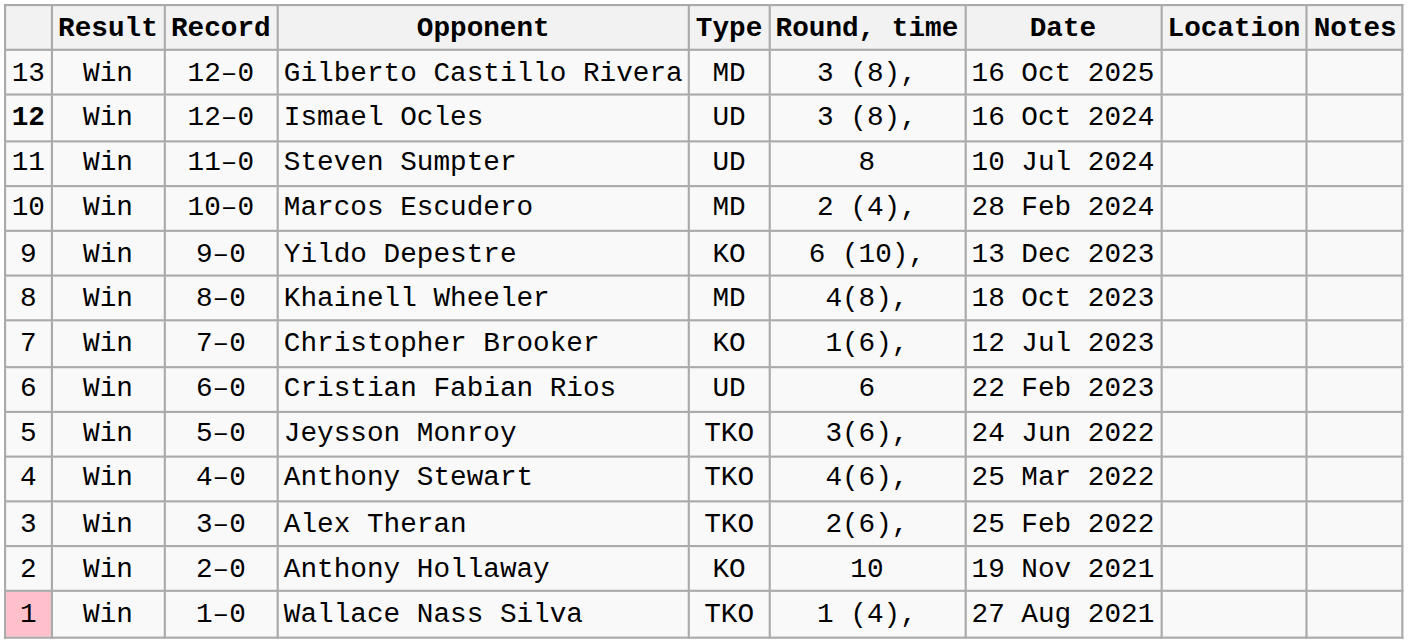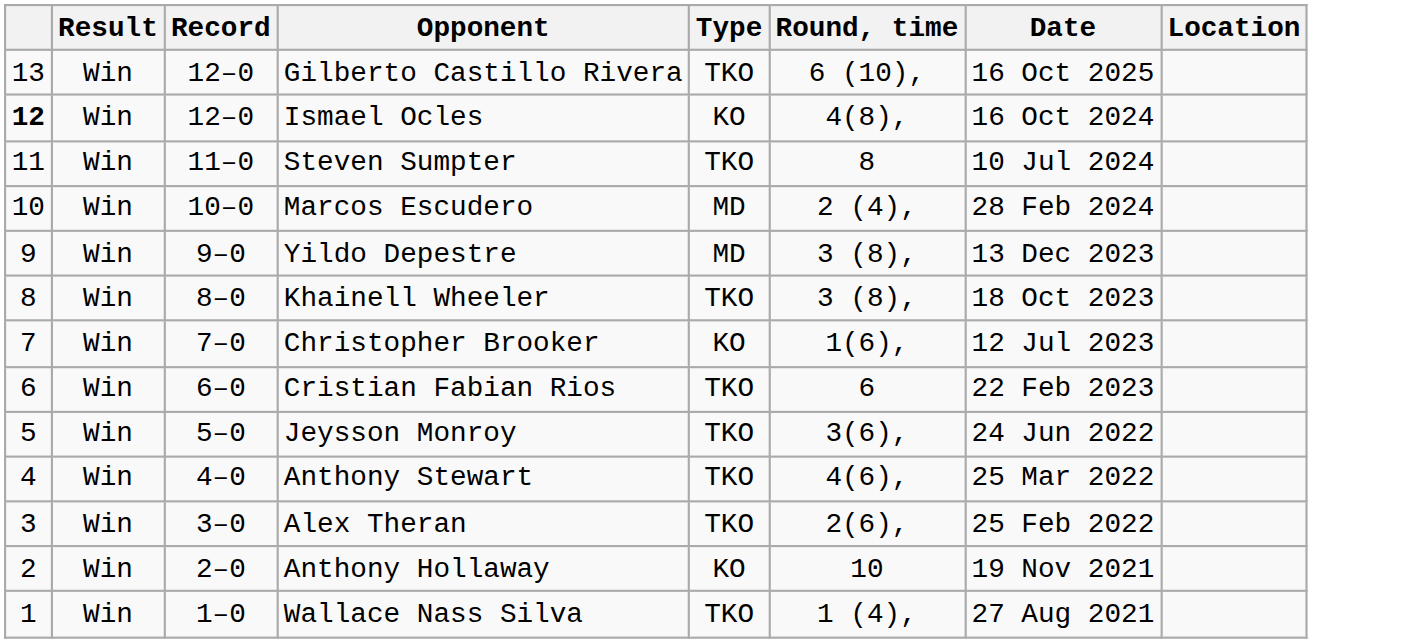- column: (1355, 28)
(729, 73) MD -> (729, 73) TKO
(867, 73) 3 (8), -> (867, 73) 6 (10),
(729, 118) UD -> (729, 118) KO
(867, 118) 3 (8), -> (867, 118) 4(8),
(729, 163) UD -> (729, 163) TKO
(729, 253) KO -> (729, 253) MD
(867, 253) 6 (10), -> (867, 253) 3 (8),
(729, 298) MD -> (729, 298) TKO
(867, 298) 4(8), -> (867, 298) 3 (8),
(729, 389) UD -> (729, 389) TKO
(28, 614) pink background -> (28, 614) no background
